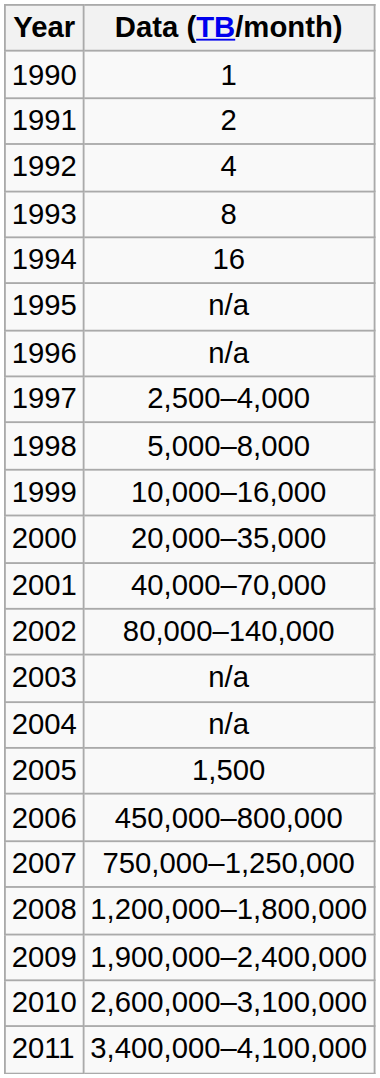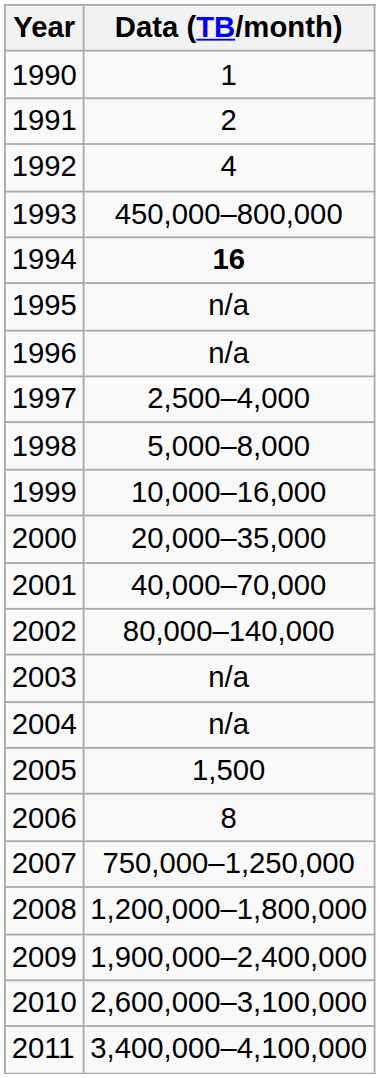(229, 213) 8 -> (229, 213) 450,000–800,000
(229, 259) normal -> (229, 259) bold
(229, 817) 450,000–800,000 -> (229, 817) 8
